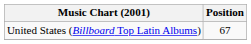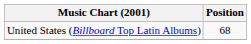(225, 30) 67 -> (225, 30) 68
